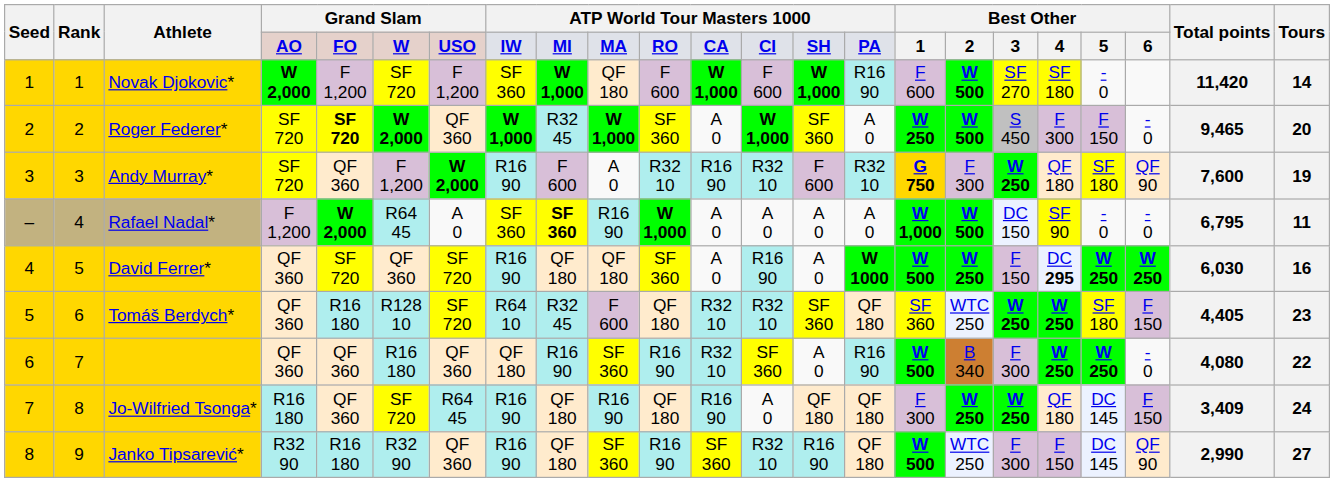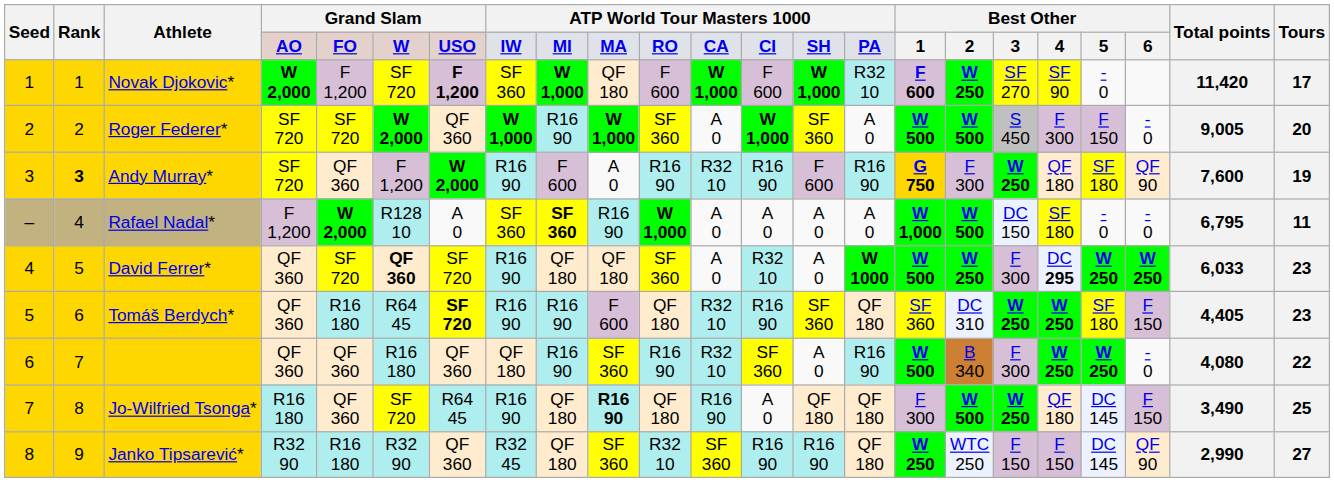(457, 83) normal -> (457, 83) bold
(870, 83) R16 90 -> (870, 83) R32 10
(920, 83) normal -> (920, 83) bold
(970, 83) W 500 -> (970, 83) W 250
(1060, 83) SF 180 -> (1060, 83) SF 90
(1302, 83) 14 -> (1302, 83) 17
(345, 129) bold -> (345, 129) normal
(562, 129) R32 45 -> (562, 129) R16 90
(920, 129) W 250 -> (920, 129) W 500
(1222, 129) 9,465 -> (1222, 129) 9,005
(79, 176) normal -> (79, 176) bold
(665, 176) R32 10 -> (665, 176) R16 90
(716, 176) R16 90 -> (716, 176) R32 10
(768, 176) R32 10 -> (768, 176) R16 90
(870, 176) R32 10 -> (870, 176) R16 90
(401, 222) R64 45 -> (401, 222) R128 10
(1060, 222) SF 90 -> (1060, 222) SF 180
(401, 269) normal -> (401, 269) bold
(768, 269) R16 90 -> (768, 269) R32 10
(1015, 269) F 150 -> (1015, 269) F 300
(1222, 269) 6,030 -> (1222, 269) 6,033
(1302, 269) 16 -> (1302, 269) 23
(401, 315) R128 10 -> (401, 315) R64 45
(457, 315) normal -> (457, 315) bold
(511, 315) R64 10 -> (511, 315) R16 90
(562, 315) R32 45 -> (562, 315) R16 90
(768, 315) R32 10 -> (768, 315) R16 90
(970, 315) WTC 250 -> (970, 315) DC 310
(614, 408) normal -> (614, 408) bold
(970, 408) W 250 -> (970, 408) W 500
(1222, 408) 3,409 -> (1222, 408) 3,490
(1302, 408) 24 -> (1302, 408) 25
(511, 455) R16 90 -> (511, 455) R32 45
(665, 455) R16 90 -> (665, 455) R32 10
(768, 455) R32 10 -> (768, 455) R16 90
(920, 455) W 500 -> (920, 455) W 250
(1015, 455) F 300 -> (1015, 455) F 150
